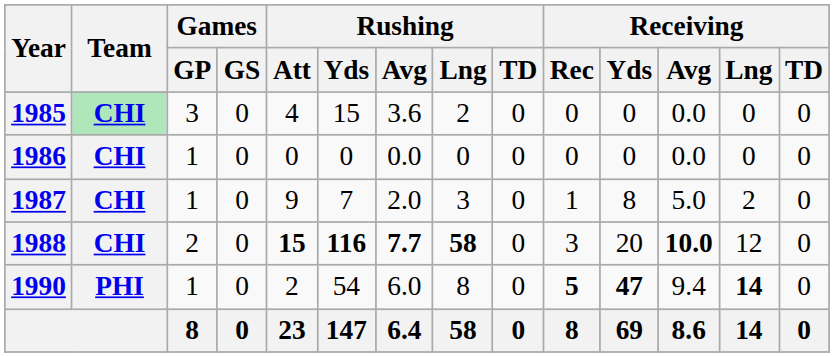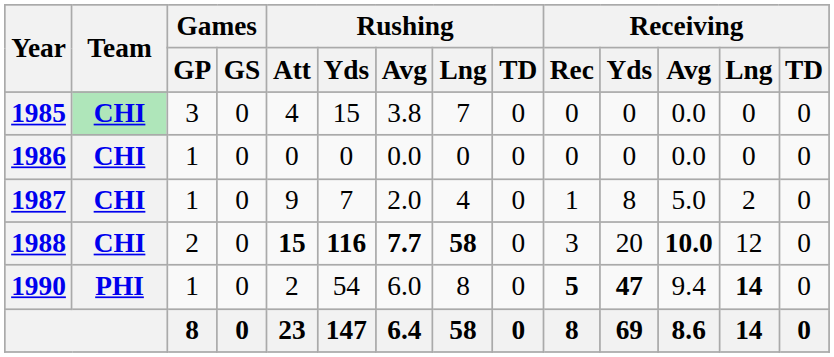(404, 112) 3.6 -> (404, 112) 3.8
(463, 112) 2 -> (463, 112) 7
(463, 199) 3 -> (463, 199) 4
